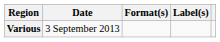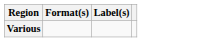- column: (82, 12)
